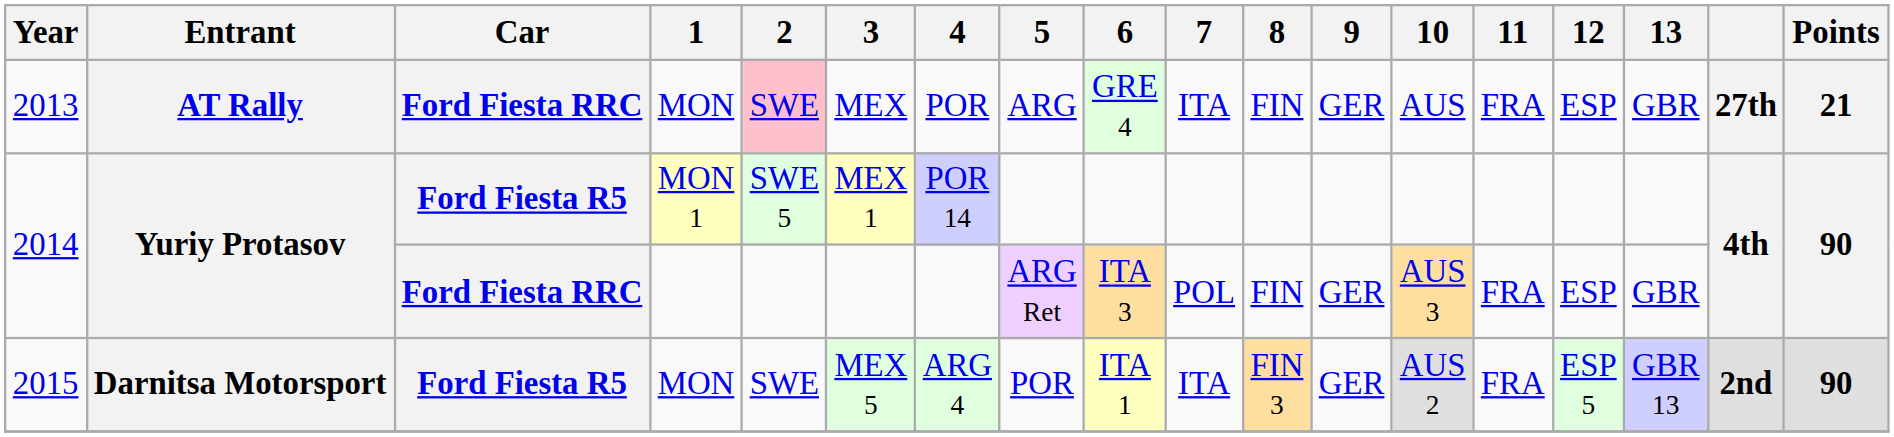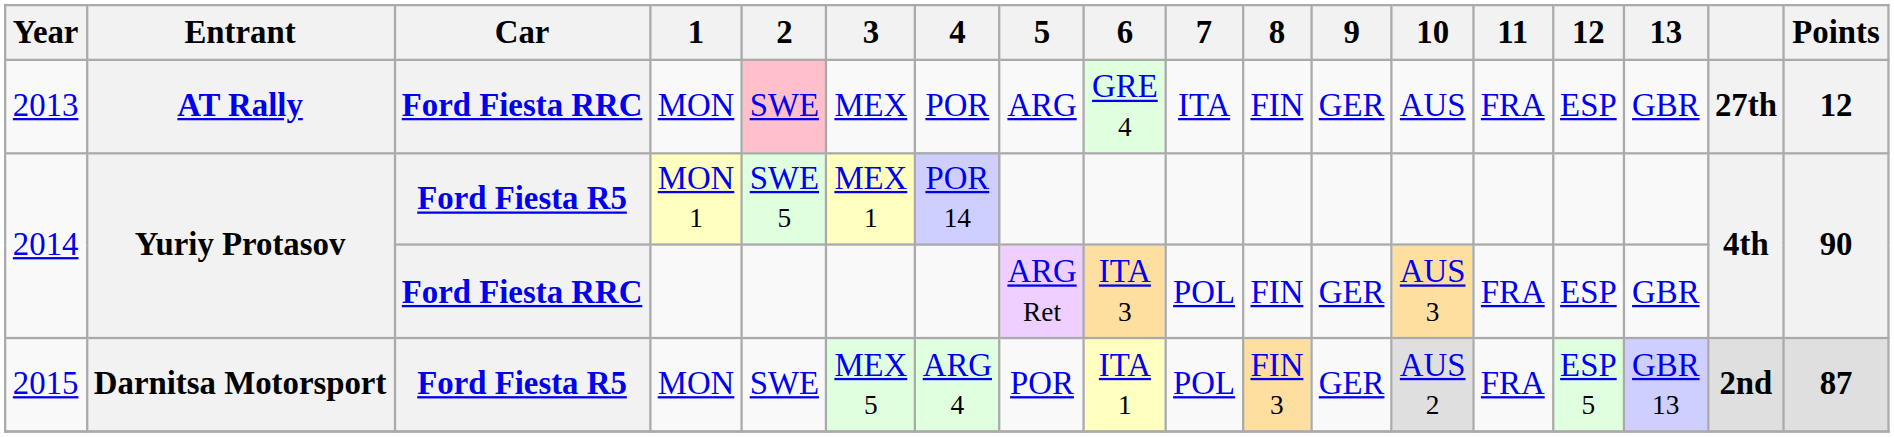(1836, 105) 21 -> (1836, 105) 12
(1204, 384) ITA -> (1204, 384) POL
(1836, 384) 90 -> (1836, 384) 87
